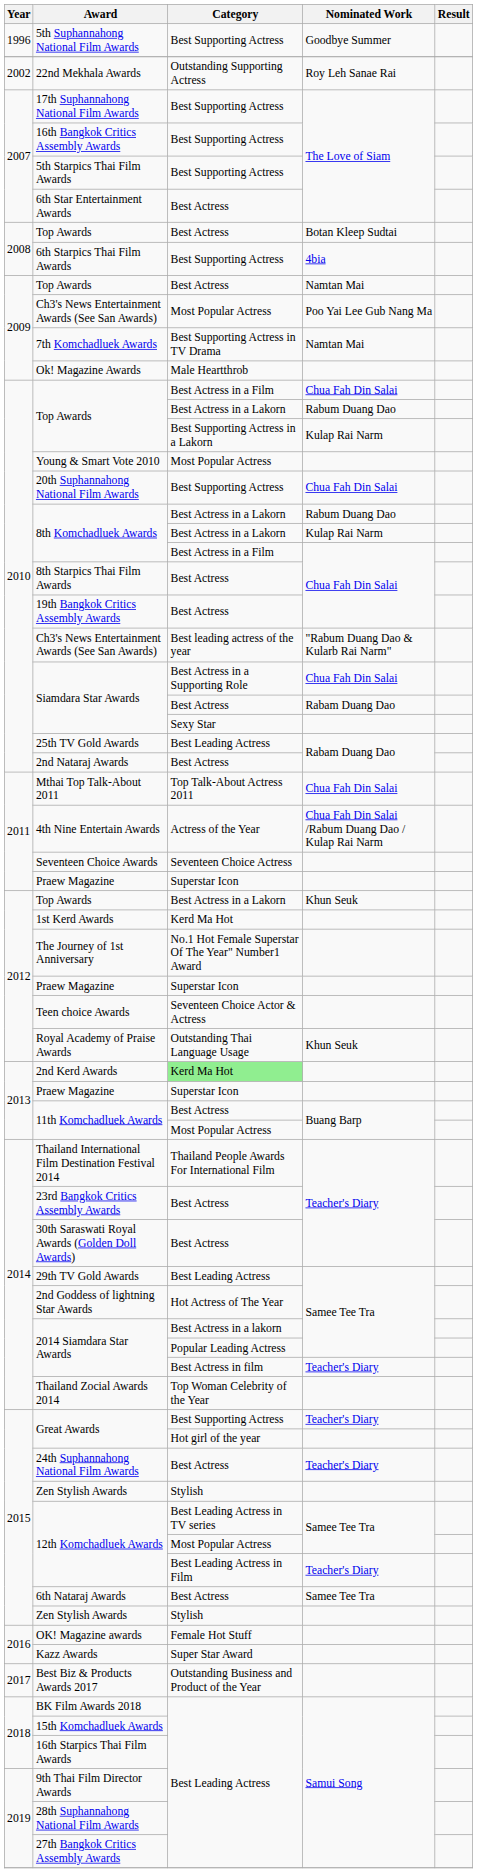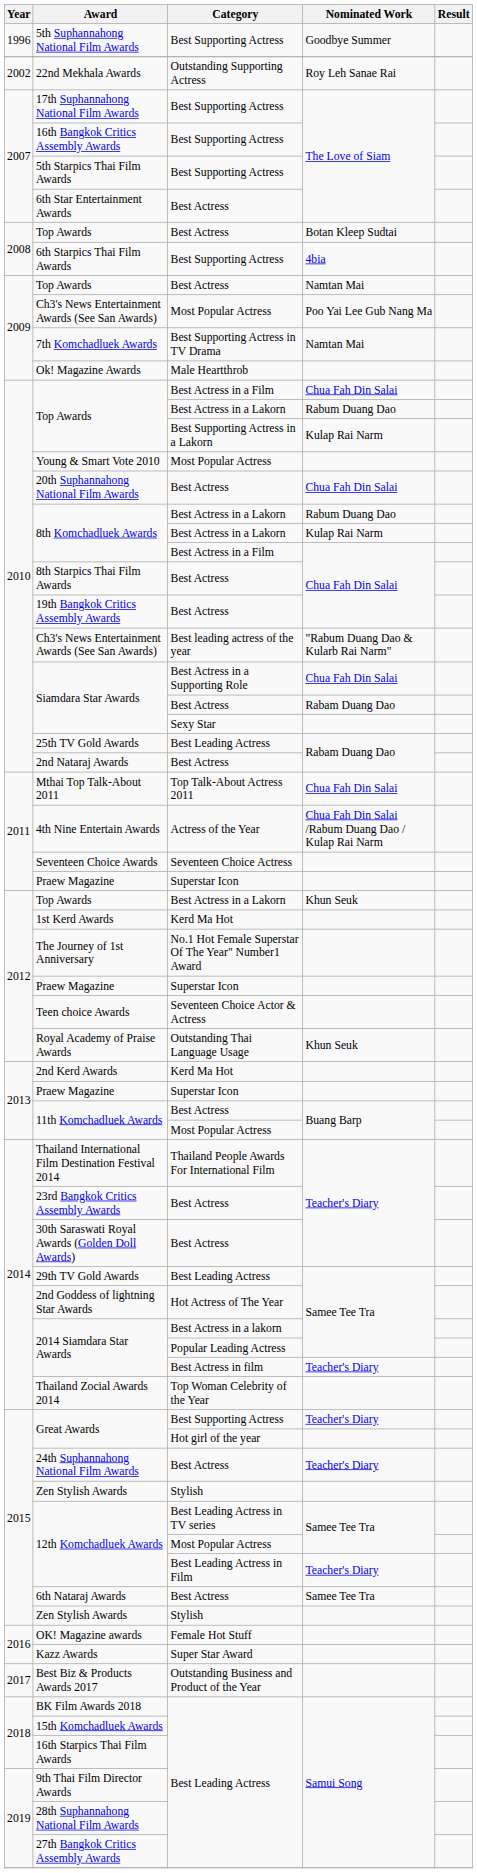(227, 487) Best Supporting Actress -> (200, 487) Best Actress
(202, 1071) lightgreen background -> (202, 1071) no background
